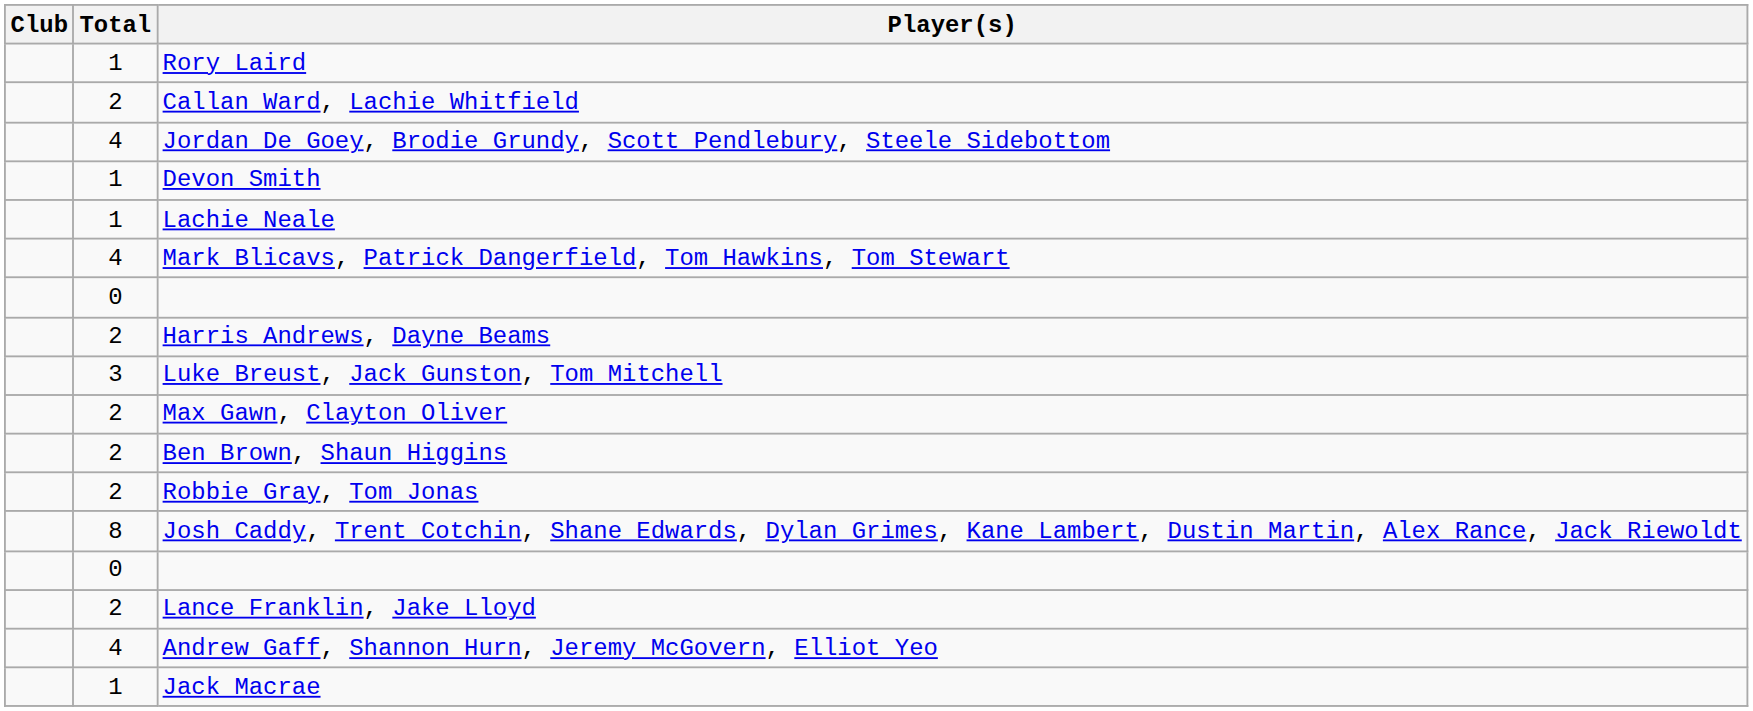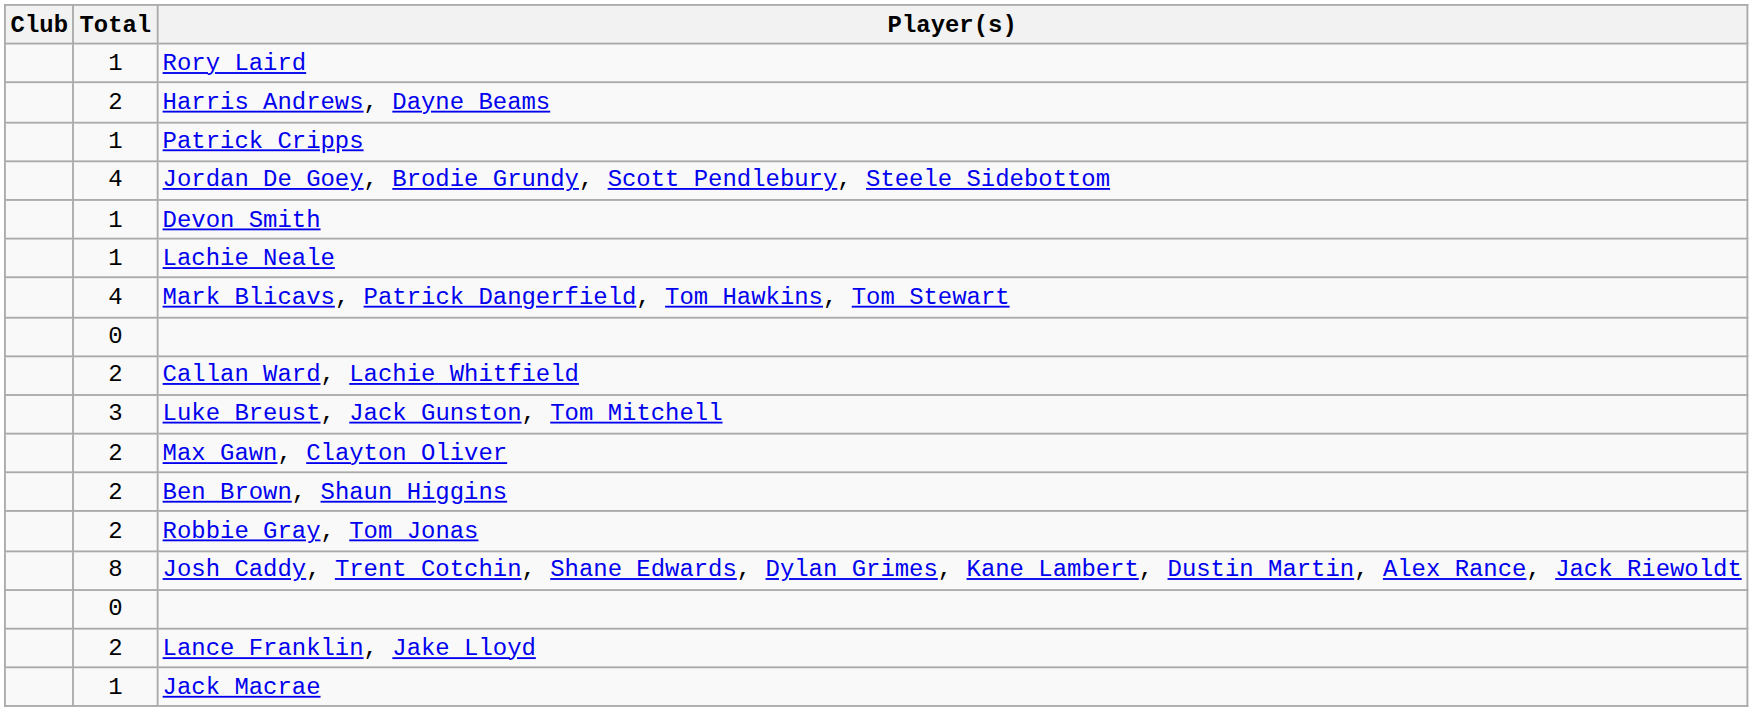rows swapped: (115, 336) <-> (115, 102)
+ row: (115, 141)
- row: (115, 648)
